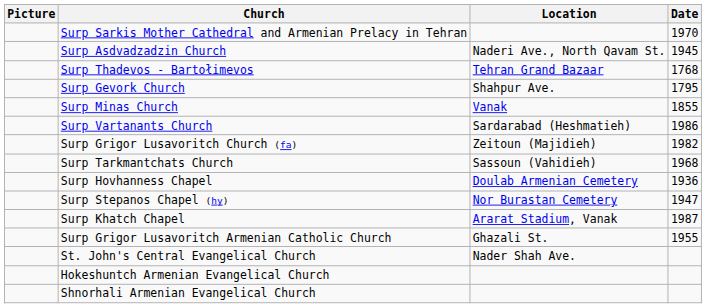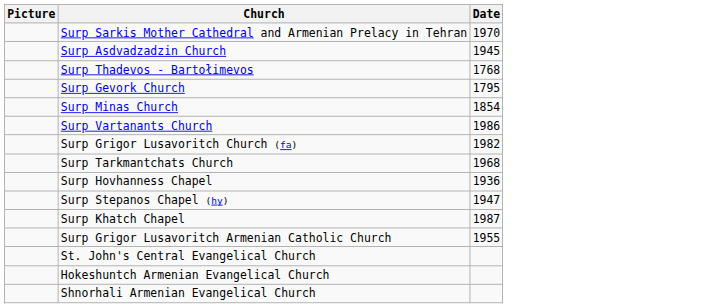- column: (569, 14)
(685, 107) 1855 -> (486, 107) 1854
